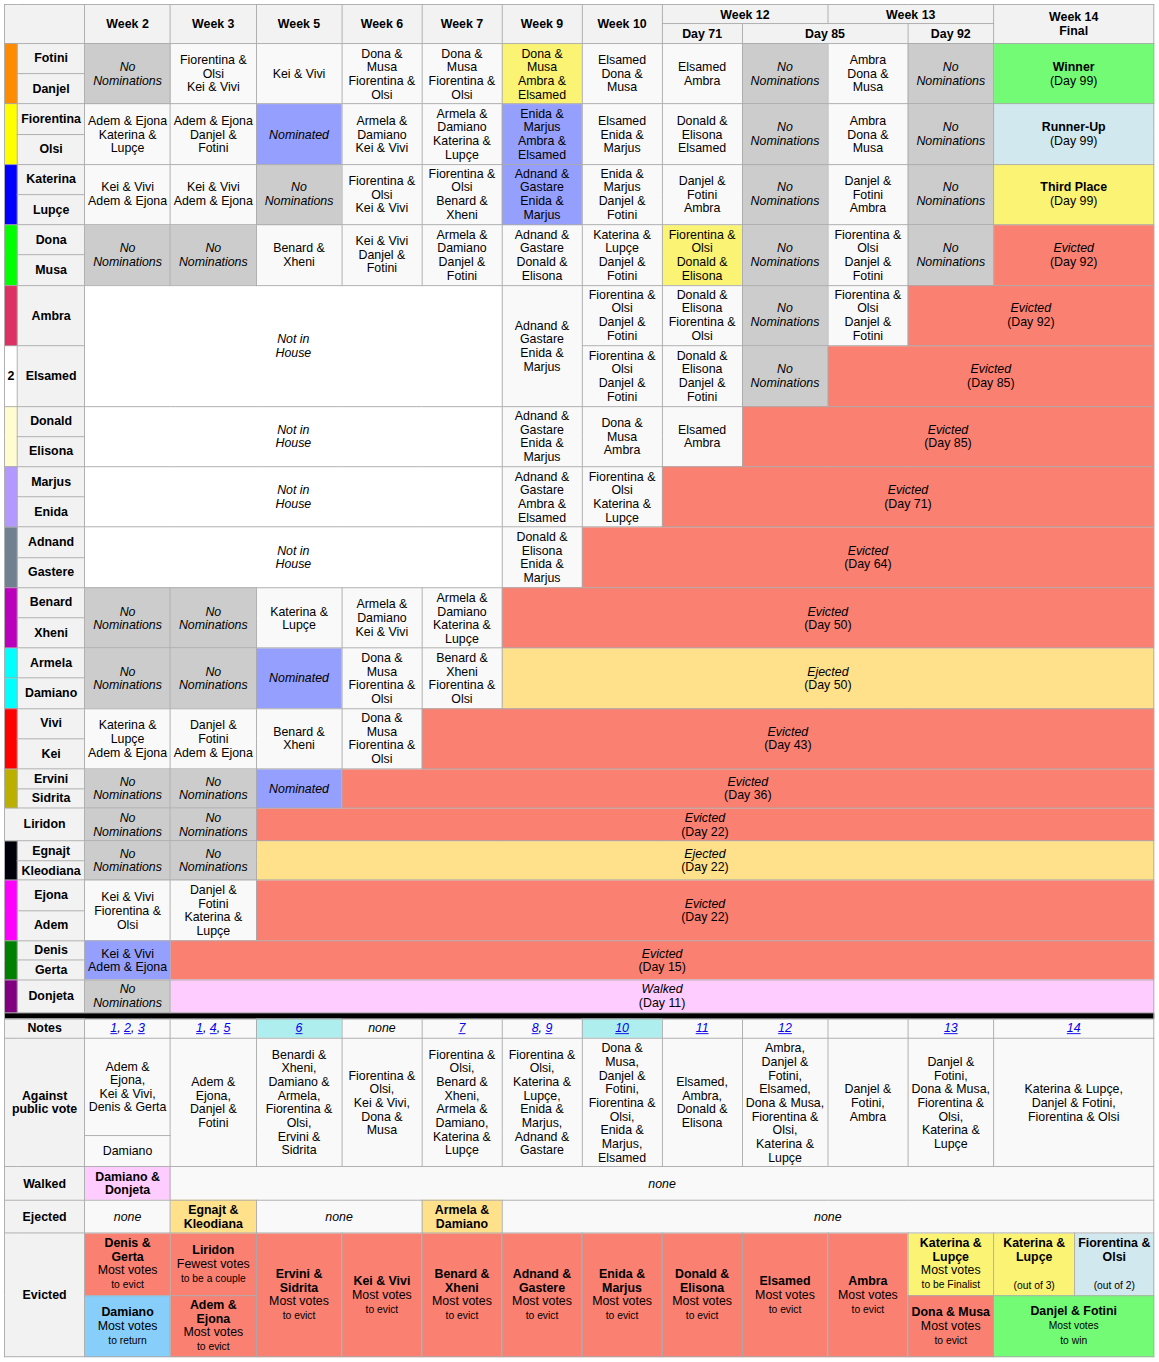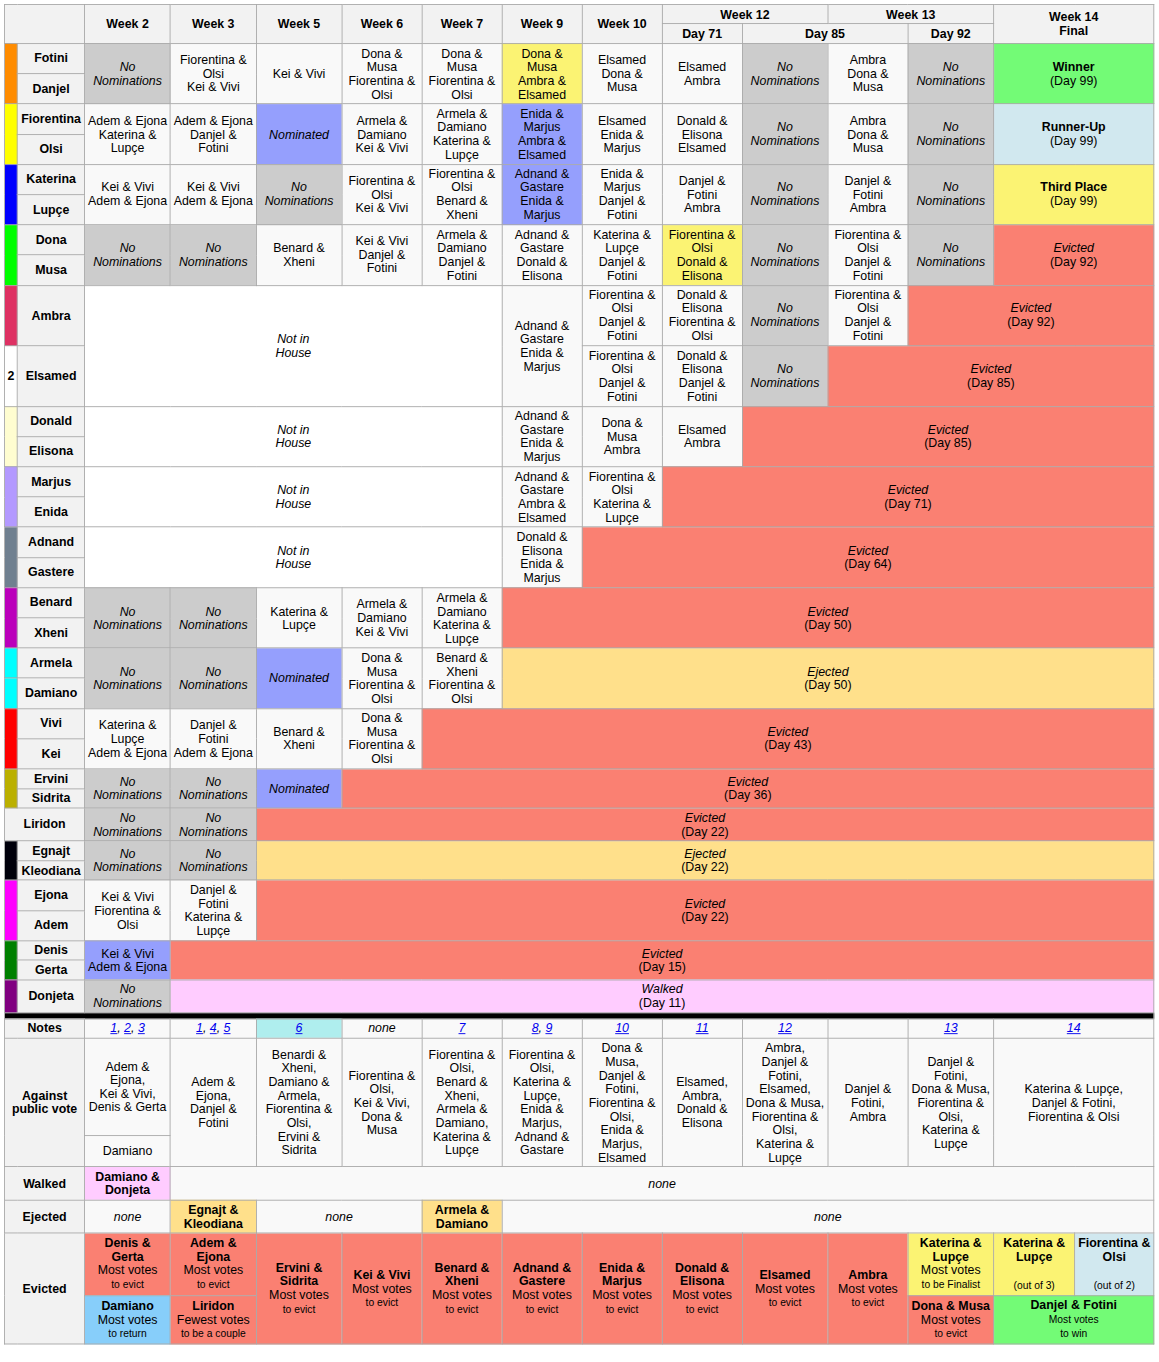(622, 1028) paleturquoise background -> (622, 1028) no background
(213, 1263) Liridon Fewest votes to be a couple -> (213, 1263) Adem & Ejona Most votes to evict
(213, 1325) Adem & Ejona Most votes to evict -> (213, 1318) Liridon Fewest votes to be a couple
